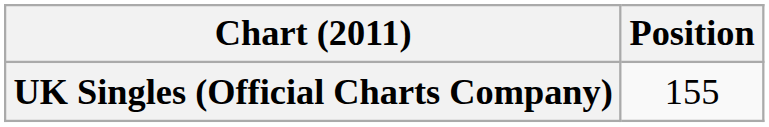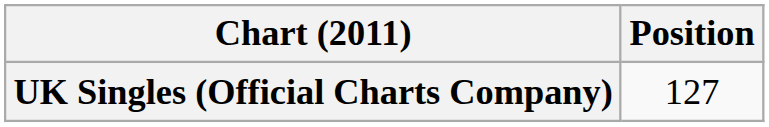(692, 90) 155 -> (692, 90) 127
